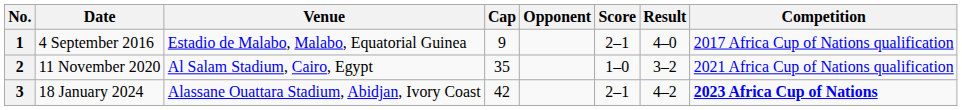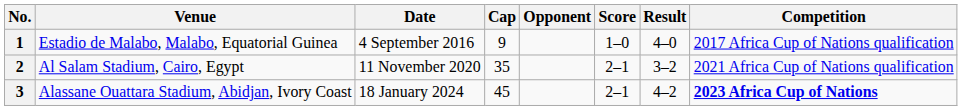columns swapped: (100, 17) <-> (324, 17)
(617, 42) 2–1 -> (617, 42) 1–0
(617, 67) 1–0 -> (617, 67) 2–1
(502, 92) 42 -> (502, 92) 45
